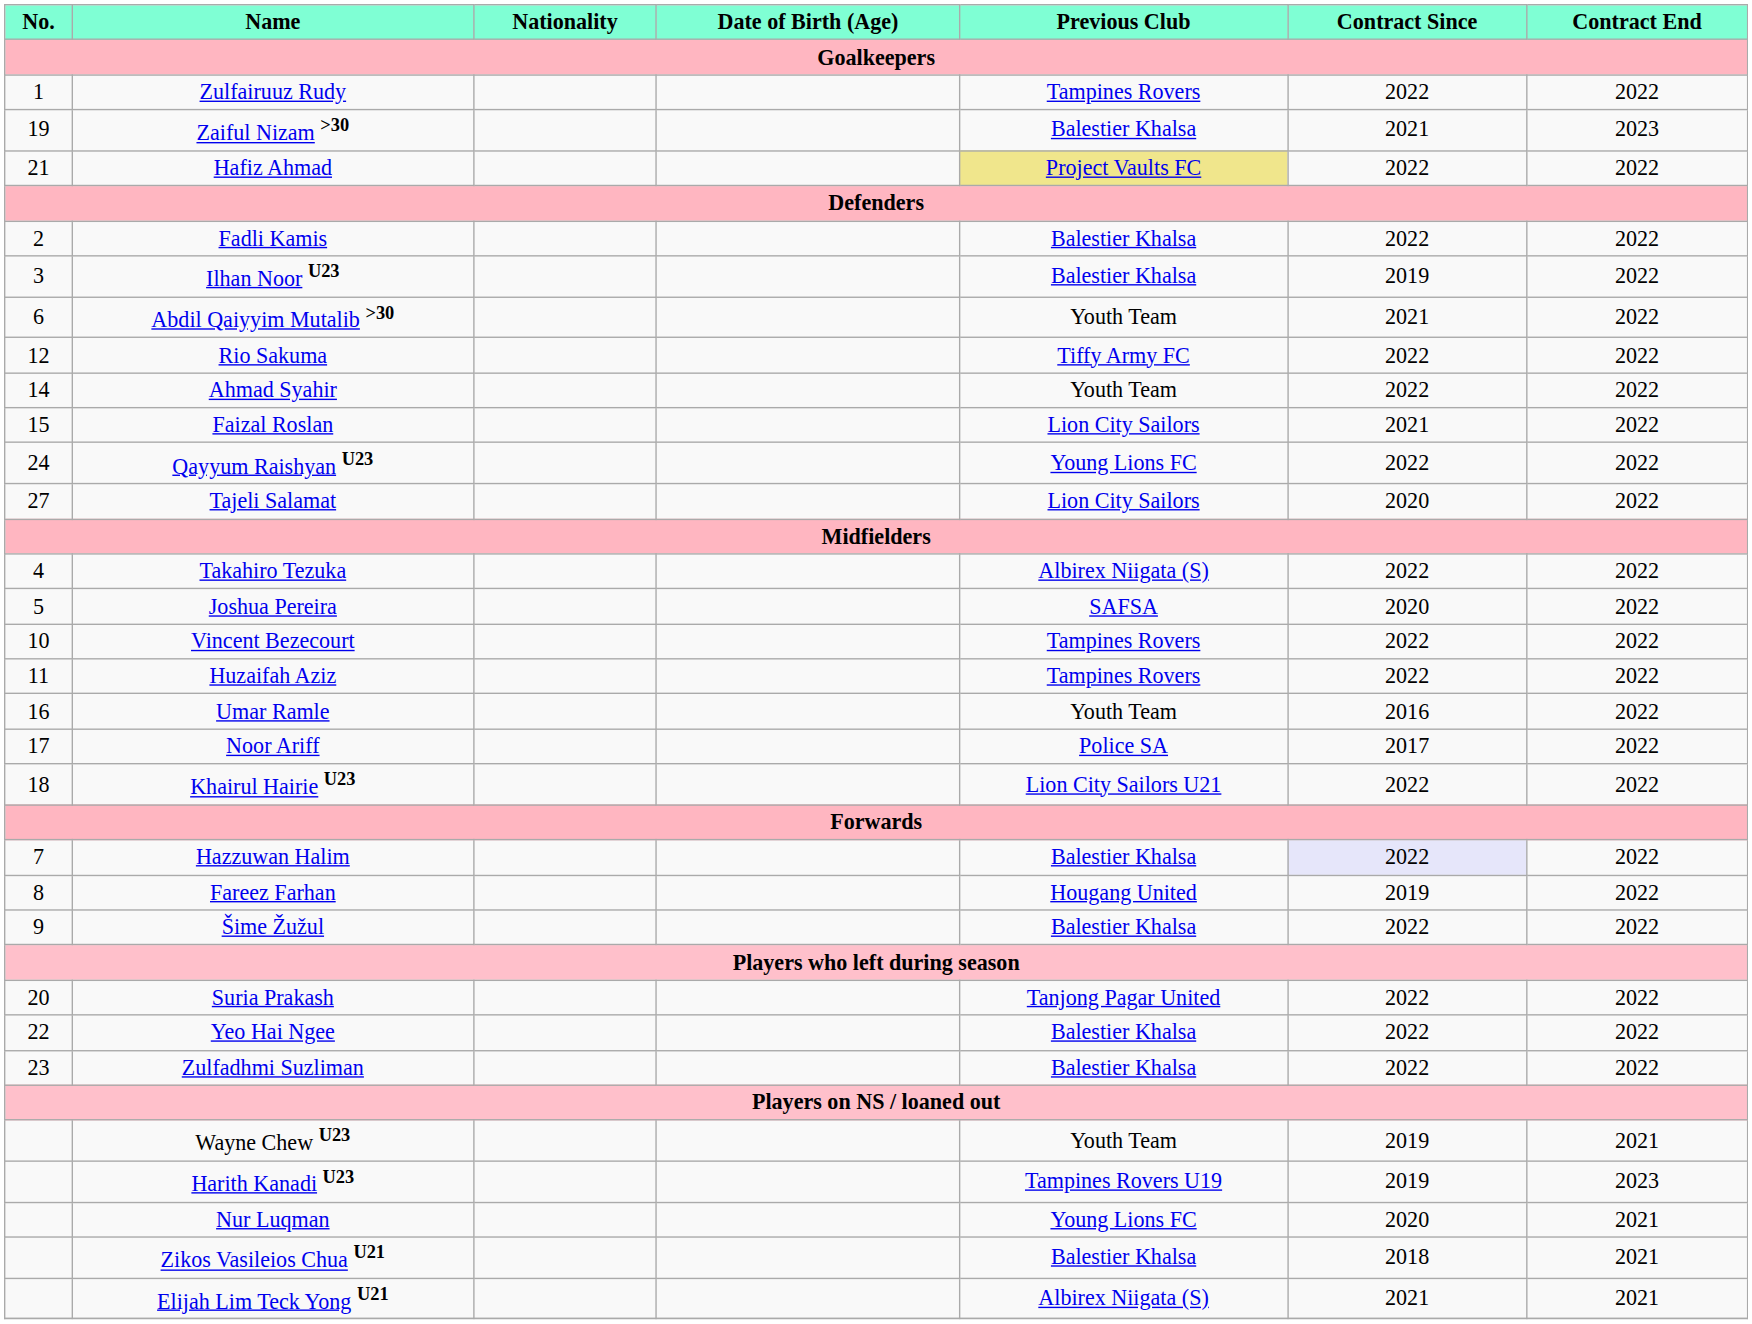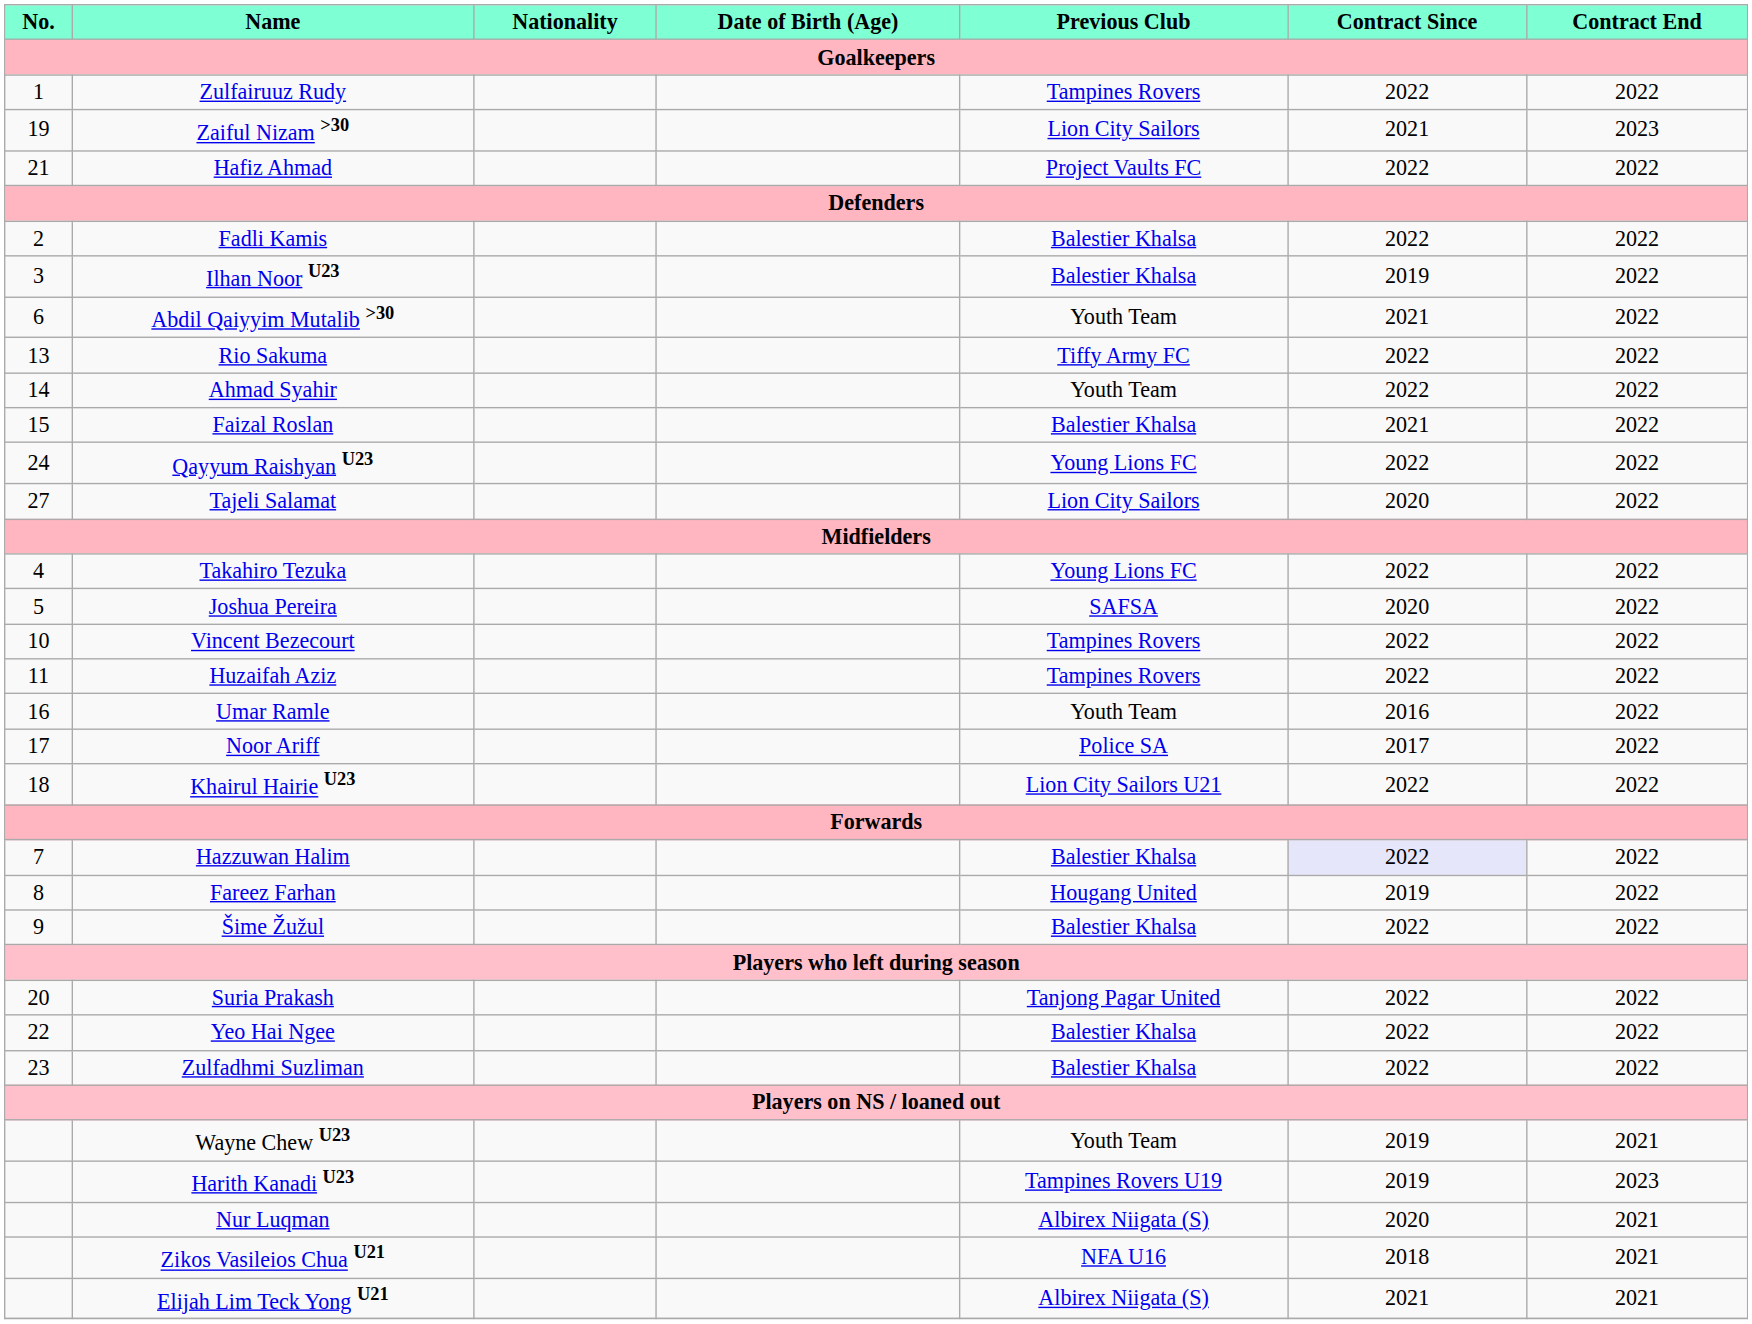(1124, 130) Balestier Khalsa -> (1124, 130) Lion City Sailors
(1124, 168) khaki background -> (1124, 168) no background
(38, 355) 12 -> (38, 355) 13
(1124, 425) Lion City Sailors -> (1124, 425) Balestier Khalsa
(1124, 571) Albirex Niigata (S) -> (1124, 571) Young Lions FC
(1124, 1219) Young Lions FC -> (1124, 1219) Albirex Niigata (S)
(1124, 1257) Balestier Khalsa -> (1124, 1257) NFA U16
